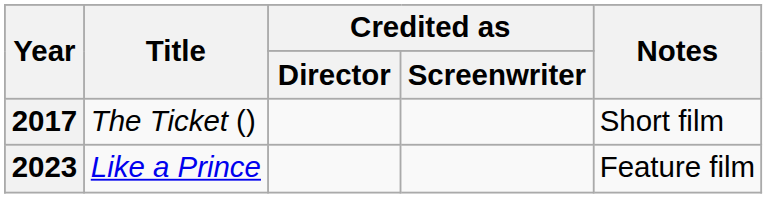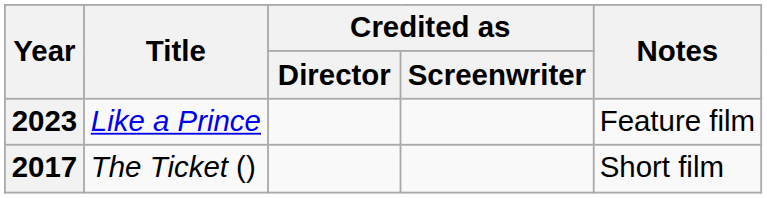rows swapped: (44, 121) <-> (44, 167)
